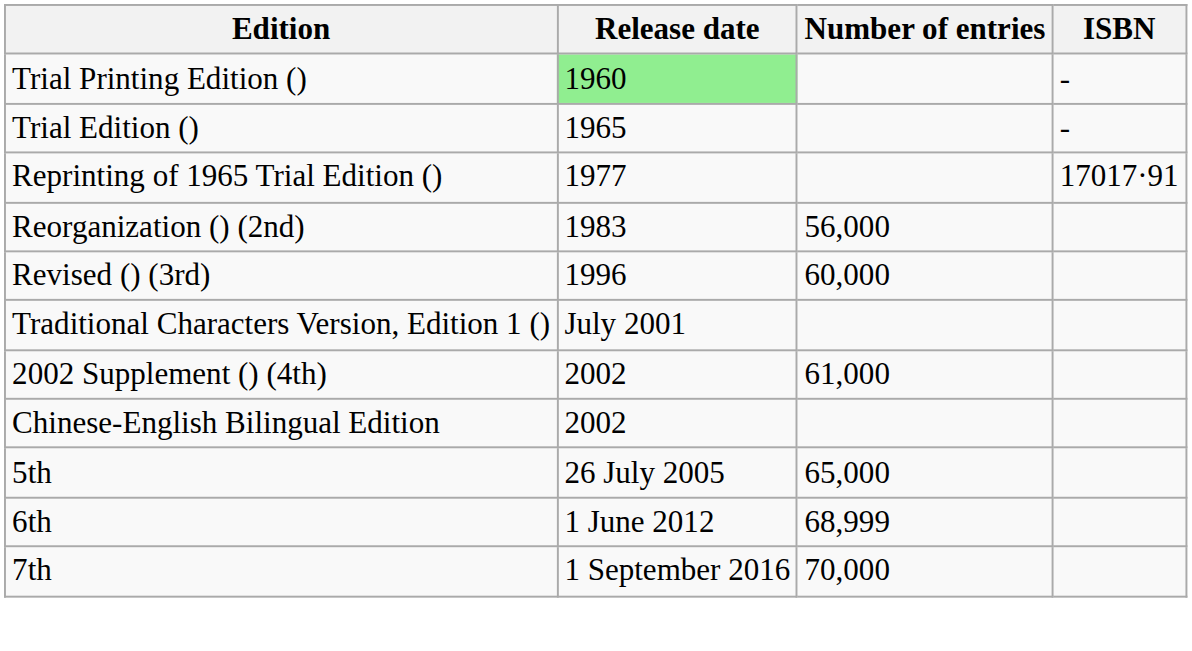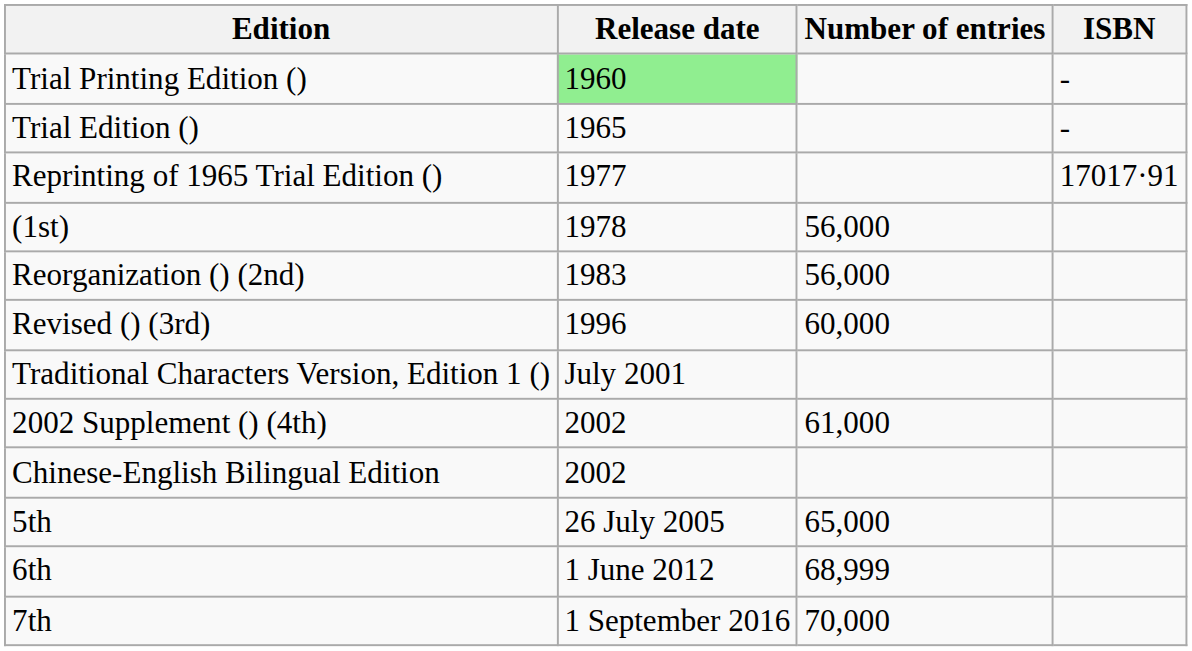+ row: (41, 226)
